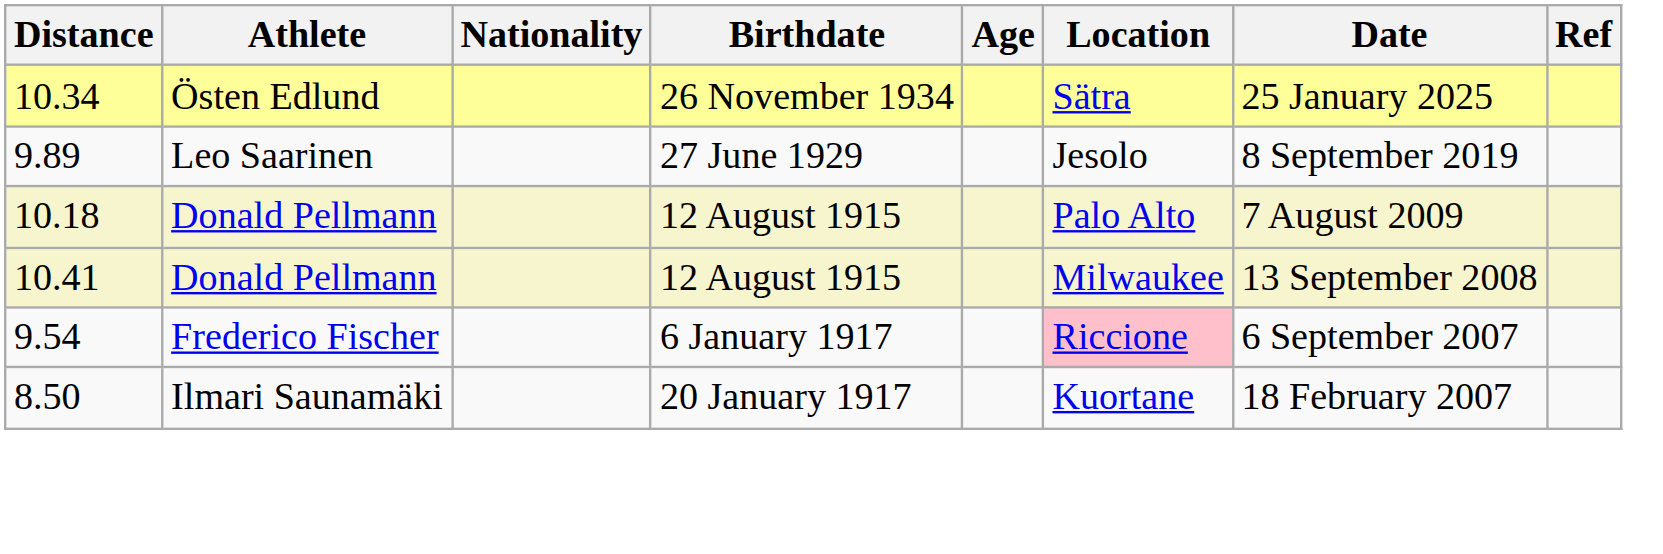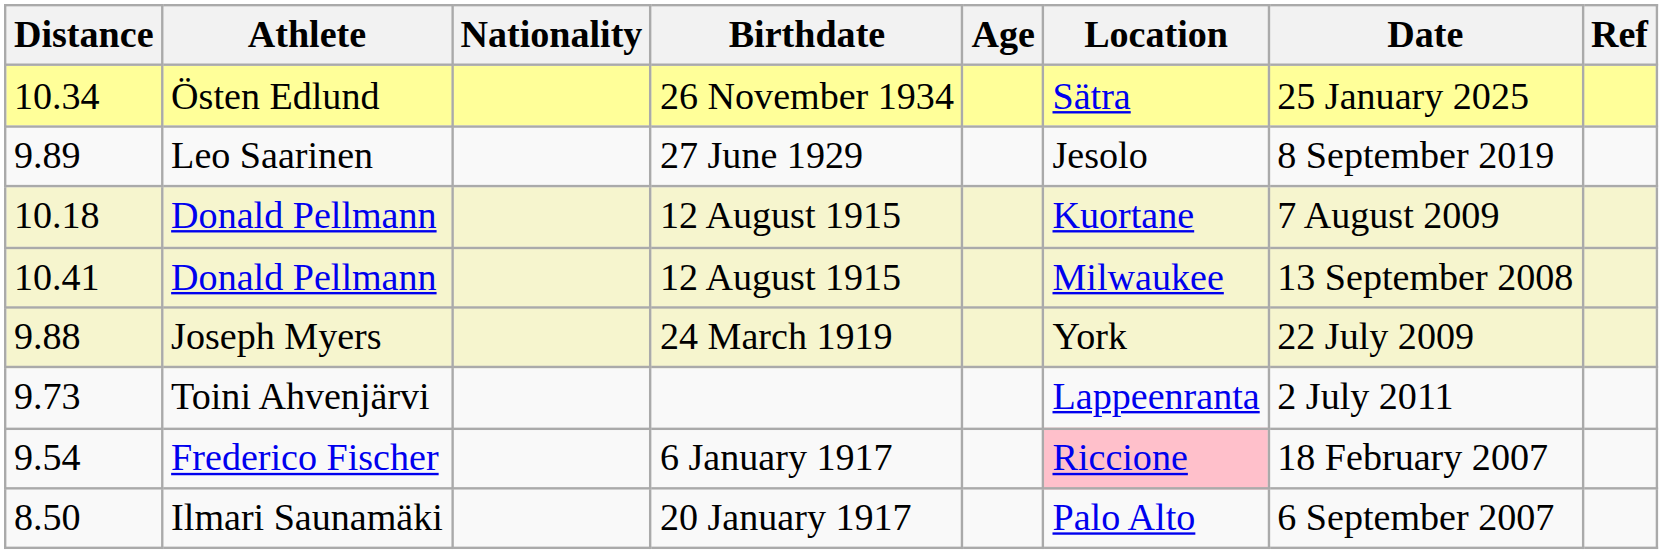(1124, 215) Palo Alto -> (1123, 215) Kuortane
+ row: (47, 336)
+ row: (47, 397)
(1380, 336) 6 September 2007 -> (1413, 457) 18 February 2007
(1123, 397) Kuortane -> (1124, 517) Palo Alto
(1377, 397) 18 February 2007 -> (1416, 517) 6 September 2007
